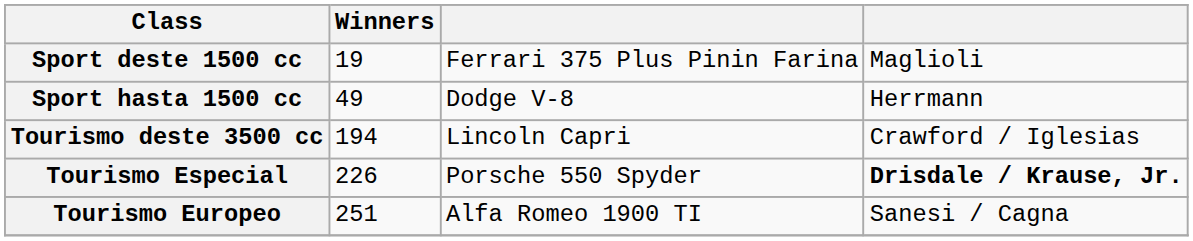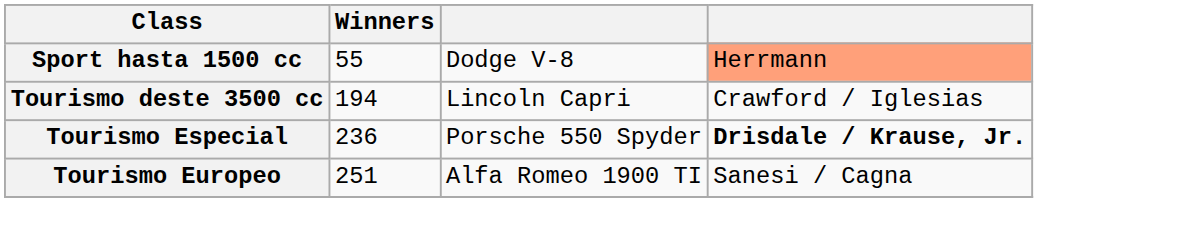- row: (167, 63)
(349, 101) 49 -> (349, 63) 55
(927, 101) no background -> (770, 63) lightsalmon background
(356, 178) 226 -> (356, 139) 236
